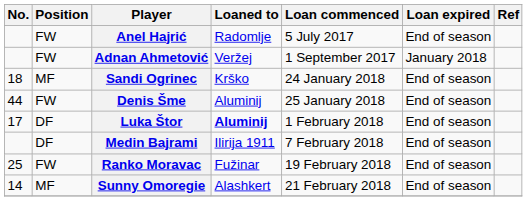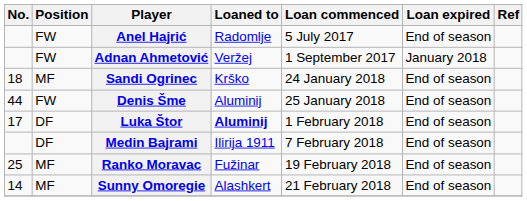(46, 164) FW -> (45, 164) MF
